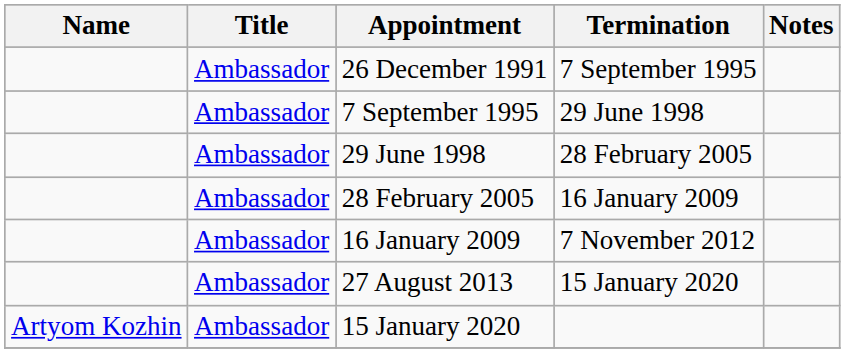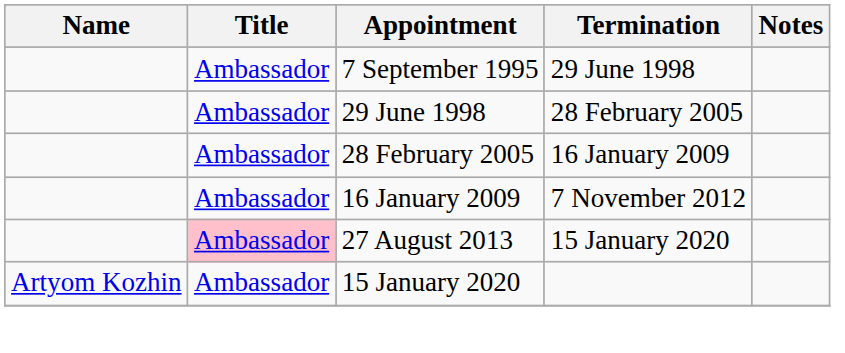- row: (445, 68)
(262, 283) no background -> (262, 240) pink background
